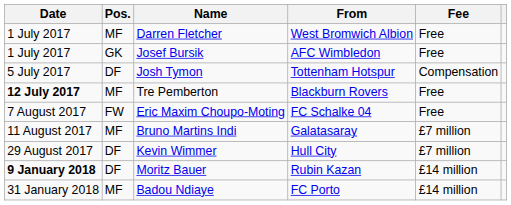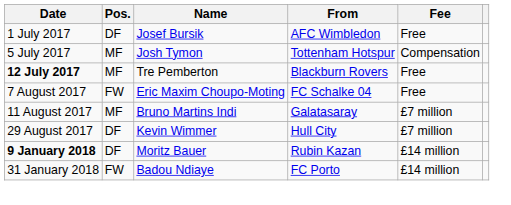- row: (179, 33)
(114, 53) GK -> (113, 33) DF
(113, 72) DF -> (114, 53) MF
(114, 190) MF -> (114, 170) FW
